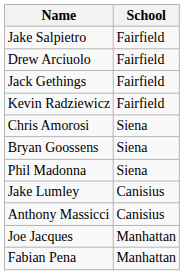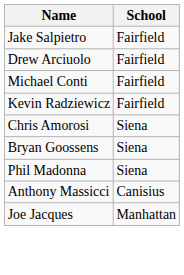+ row: (48, 81)
- row: (47, 81)
- row: (43, 192)
- row: (42, 258)
